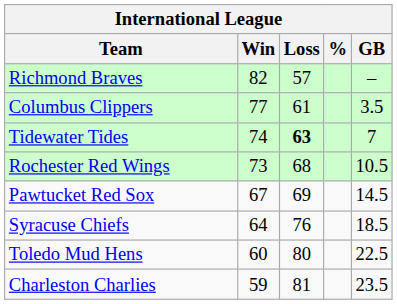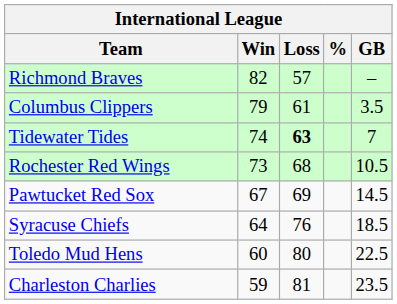(258, 107) 77 -> (258, 107) 79
